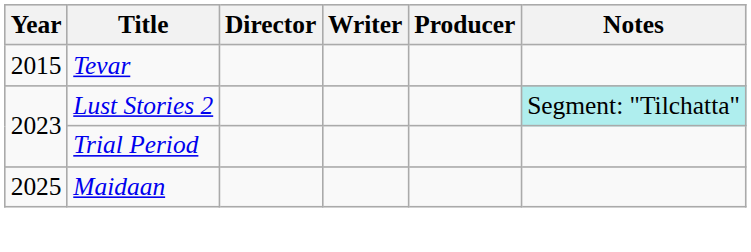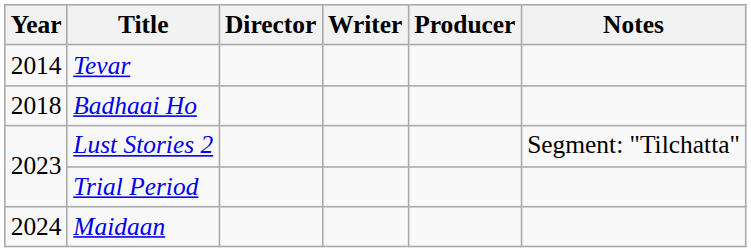(36, 65) 2015 -> (36, 65) 2014
+ row: (135, 105)
(634, 105) paleturquoise background -> (634, 145) no background
(36, 186) 2025 -> (36, 226) 2024
